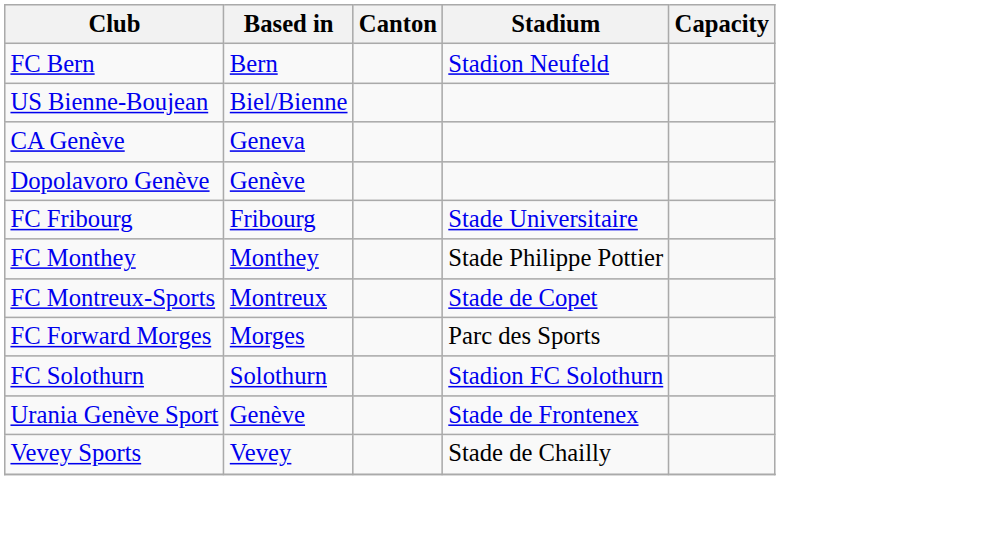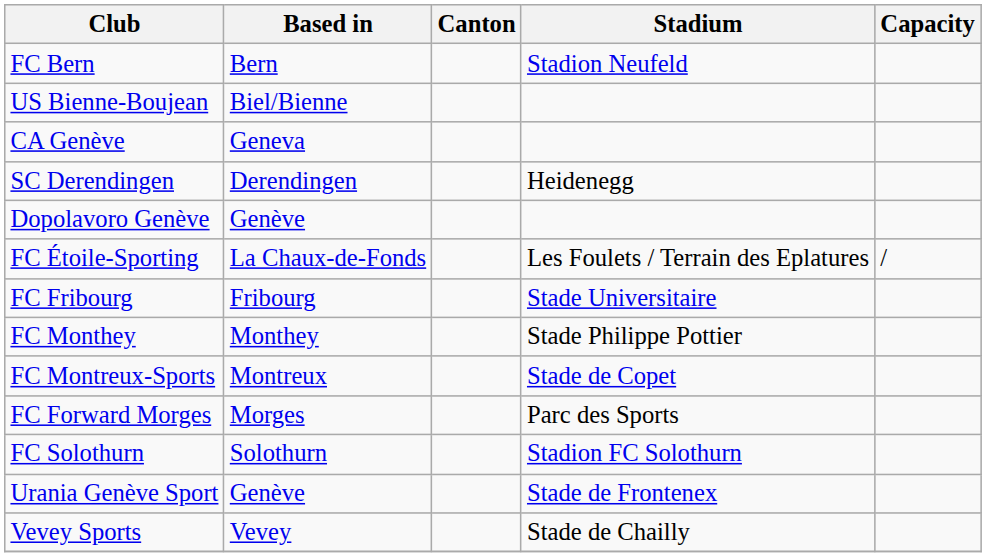+ row: (92, 180)
+ row: (105, 258)
